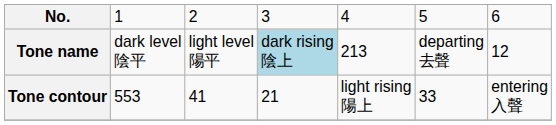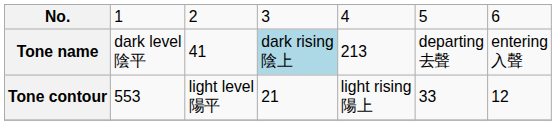(221, 51) light level 陽平 -> (197, 52) 41
(500, 52) 12 -> (520, 51) entering 入聲
(197, 97) 41 -> (221, 96) light level 陽平
(520, 96) entering 入聲 -> (500, 97) 12
